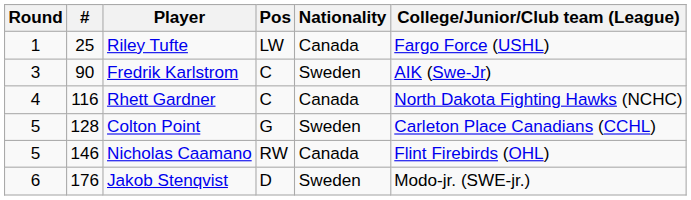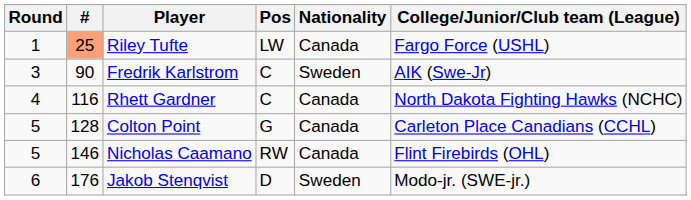(85, 45) no background -> (85, 45) lightsalmon background
(330, 126) Sweden -> (329, 126) Canada
